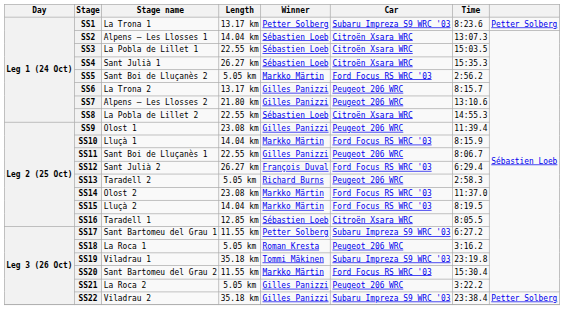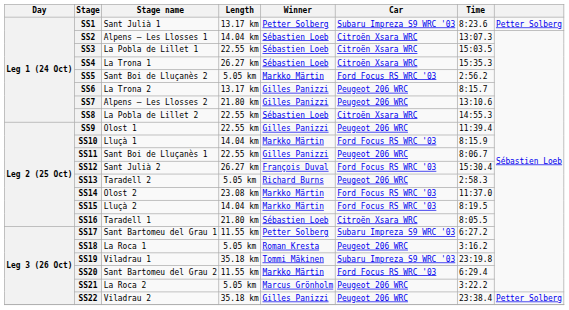(127, 24) La Trona 1 -> (132, 24) Sant Julià 1
(132, 63) Sant Julià 1 -> (127, 63) La Trona 1
(240, 129) 23.08 km -> (240, 129) 22.55 km
(469, 168) 6:29.4 -> (476, 168) 15:30.4
(240, 220) 12.85 km -> (240, 220) 21.80 km
(471, 272) 15:30.4 -> (473, 272) 6:29.4
(296, 285) Gilles Panizzi -> (298, 285) Marcus Grönholm
(391, 298) Subaru Impreza S9 WRC '03 -> (373, 298) Peugeot 206 WRC
